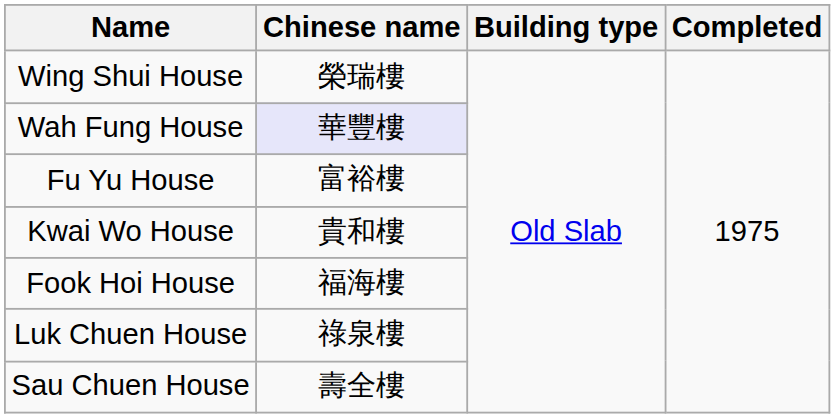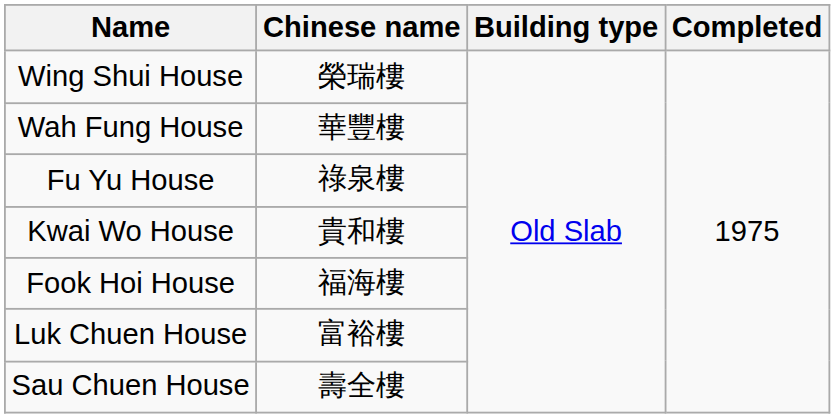(362, 127) lavender background -> (362, 127) no background
(362, 178) 富裕樓 -> (362, 178) 祿泉樓
(362, 333) 祿泉樓 -> (362, 333) 富裕樓
